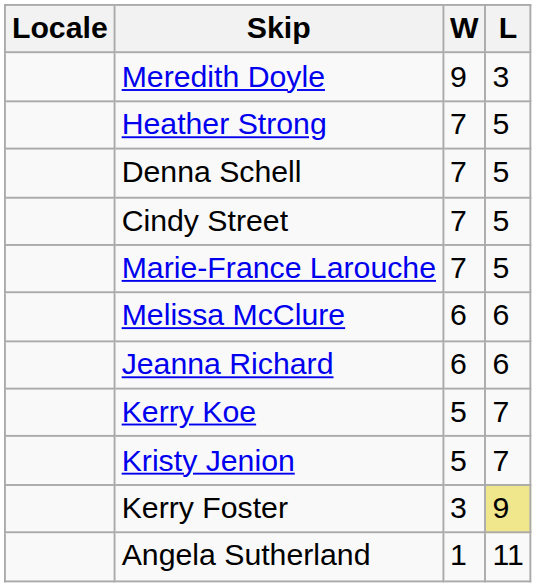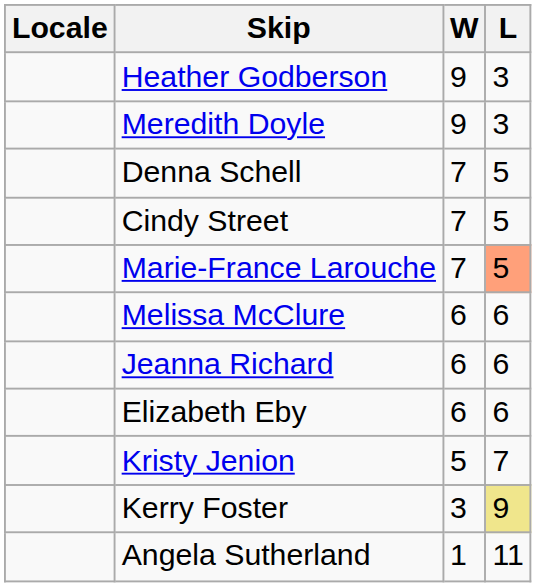+ row: (254, 76)
- row: (224, 124)
(501, 268) no background -> (501, 268) lightsalmon background
+ row: (214, 412)
- row: (189, 412)
